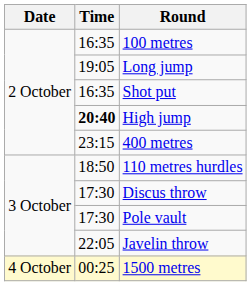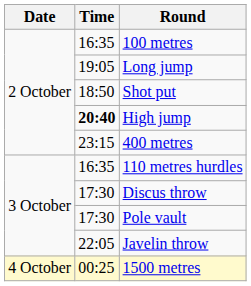(96, 92) 16:35 -> (96, 92) 18:50
(96, 167) 18:50 -> (96, 167) 16:35
